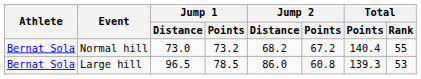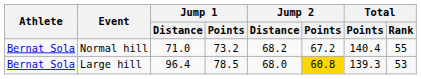(178, 47) 73.0 -> (178, 47) 71.0
(178, 65) 96.5 -> (178, 65) 96.4
(275, 65) 86.0 -> (275, 65) 68.0
(323, 65) no background -> (323, 65) gold background
